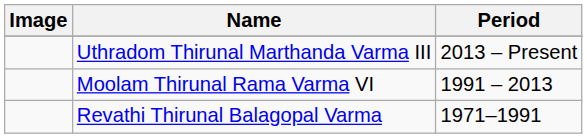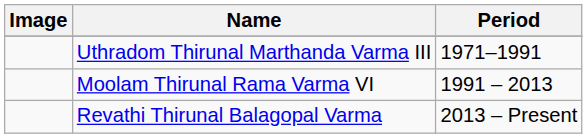(509, 52) 2013 – Present -> (491, 52) 1971–1991
(491, 116) 1971–1991 -> (509, 116) 2013 – Present
